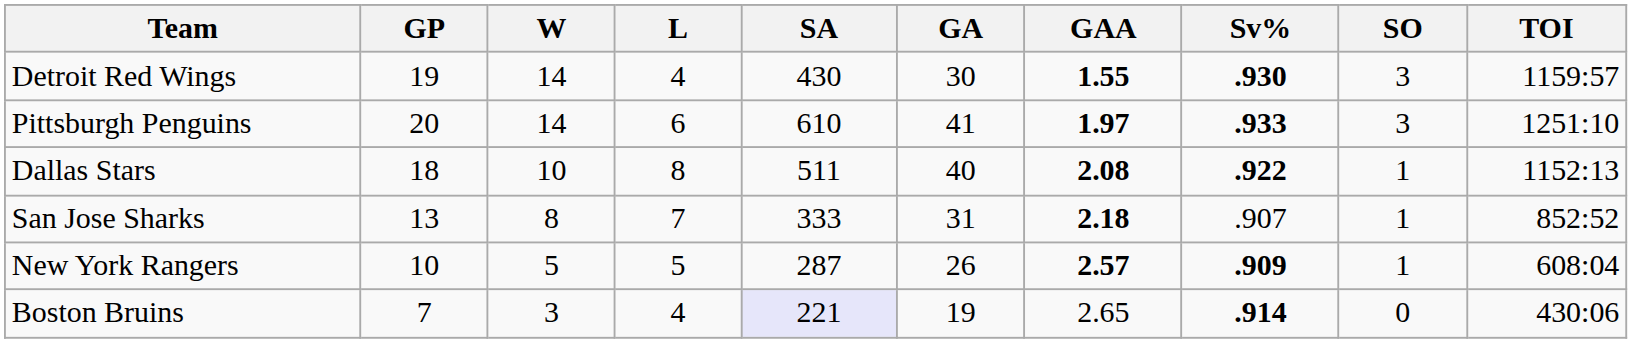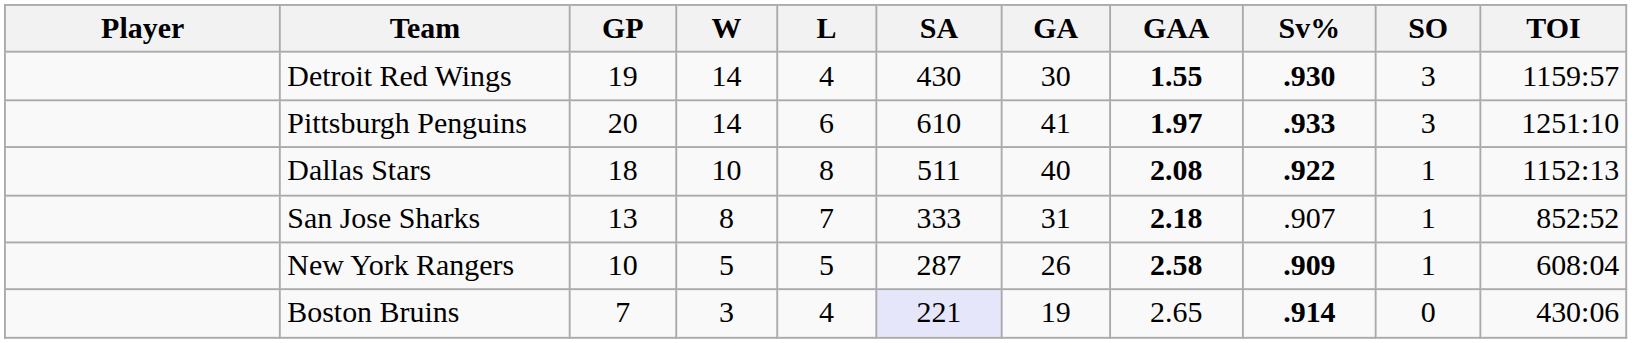+ column: (143, 28)
(1103, 265) 2.57 -> (1176, 265) 2.58
